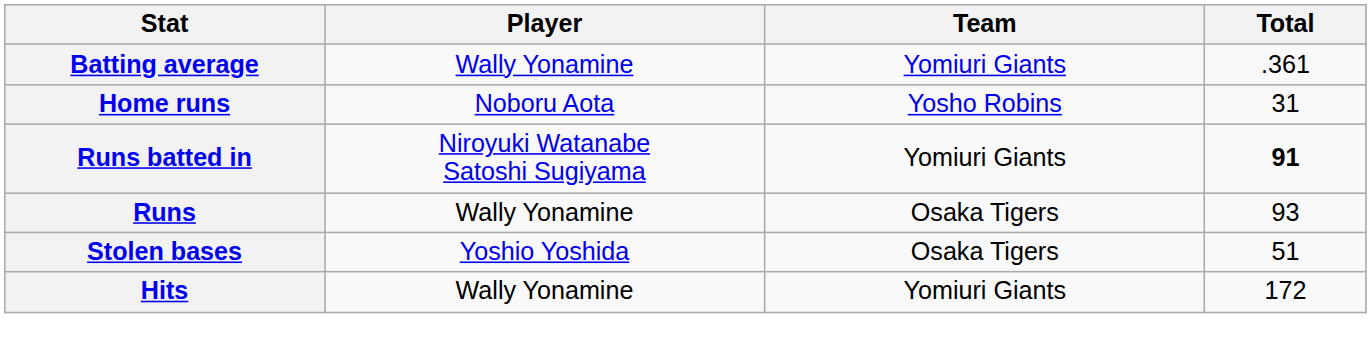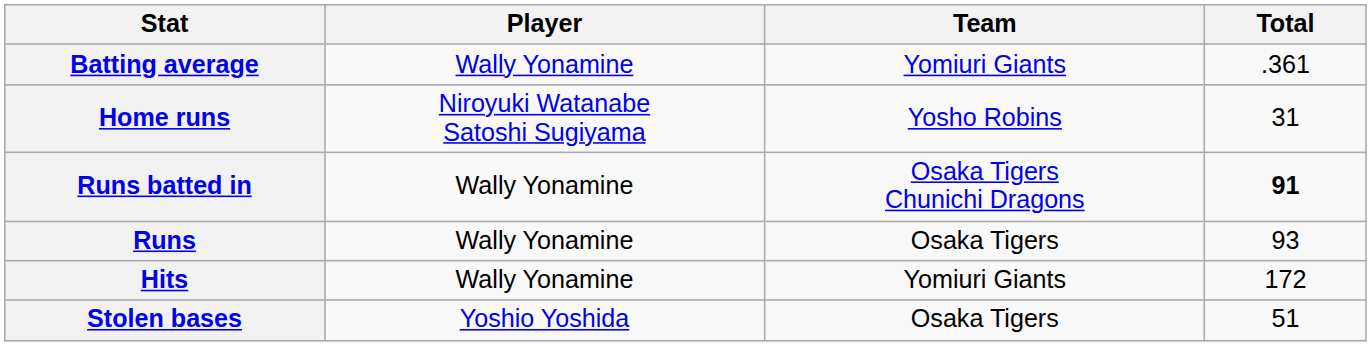(544, 104) Noboru Aota -> (544, 118) Niroyuki Watanabe Satoshi Sugiyama
(544, 158) Niroyuki Watanabe Satoshi Sugiyama -> (544, 186) Wally Yonamine
(985, 158) Yomiuri Giants -> (985, 186) Osaka Tigers Chunichi Dragons
rows swapped: (165, 291) <-> (165, 251)
